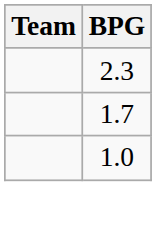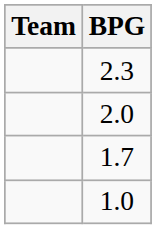+ row: (117, 113)
